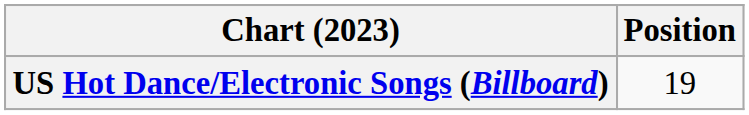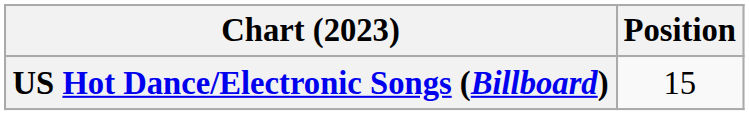(680, 82) 19 -> (680, 82) 15
